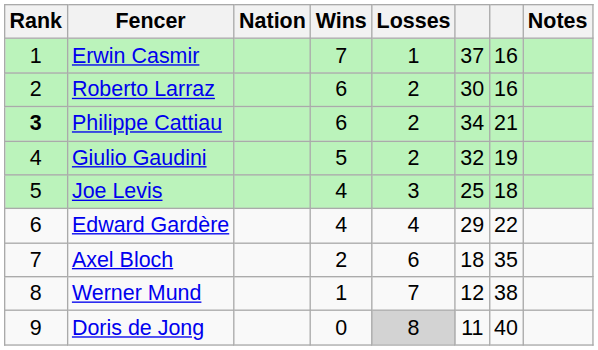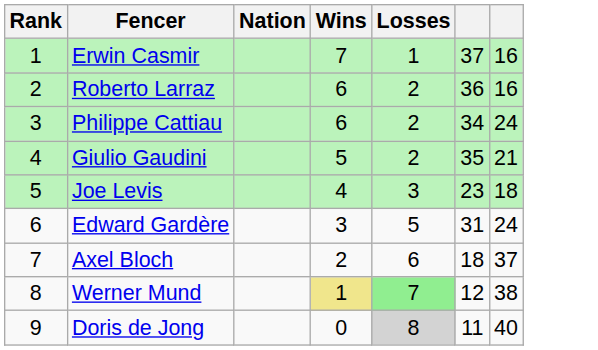- column: (558, 21)
(472, 89) 30 -> (472, 89) 36
(36, 123) bold -> (36, 123) normal
(506, 123) 21 -> (506, 123) 24
(472, 157) 32 -> (472, 157) 35
(506, 157) 19 -> (506, 157) 21
(472, 191) 25 -> (472, 191) 23
(341, 225) 4 -> (341, 225) 3
(414, 225) 4 -> (414, 225) 5
(472, 225) 29 -> (472, 225) 31
(506, 225) 22 -> (506, 225) 24
(506, 259) 35 -> (506, 259) 37
(341, 293) no background -> (341, 293) khaki background
(414, 293) no background -> (414, 293) lightgreen background
